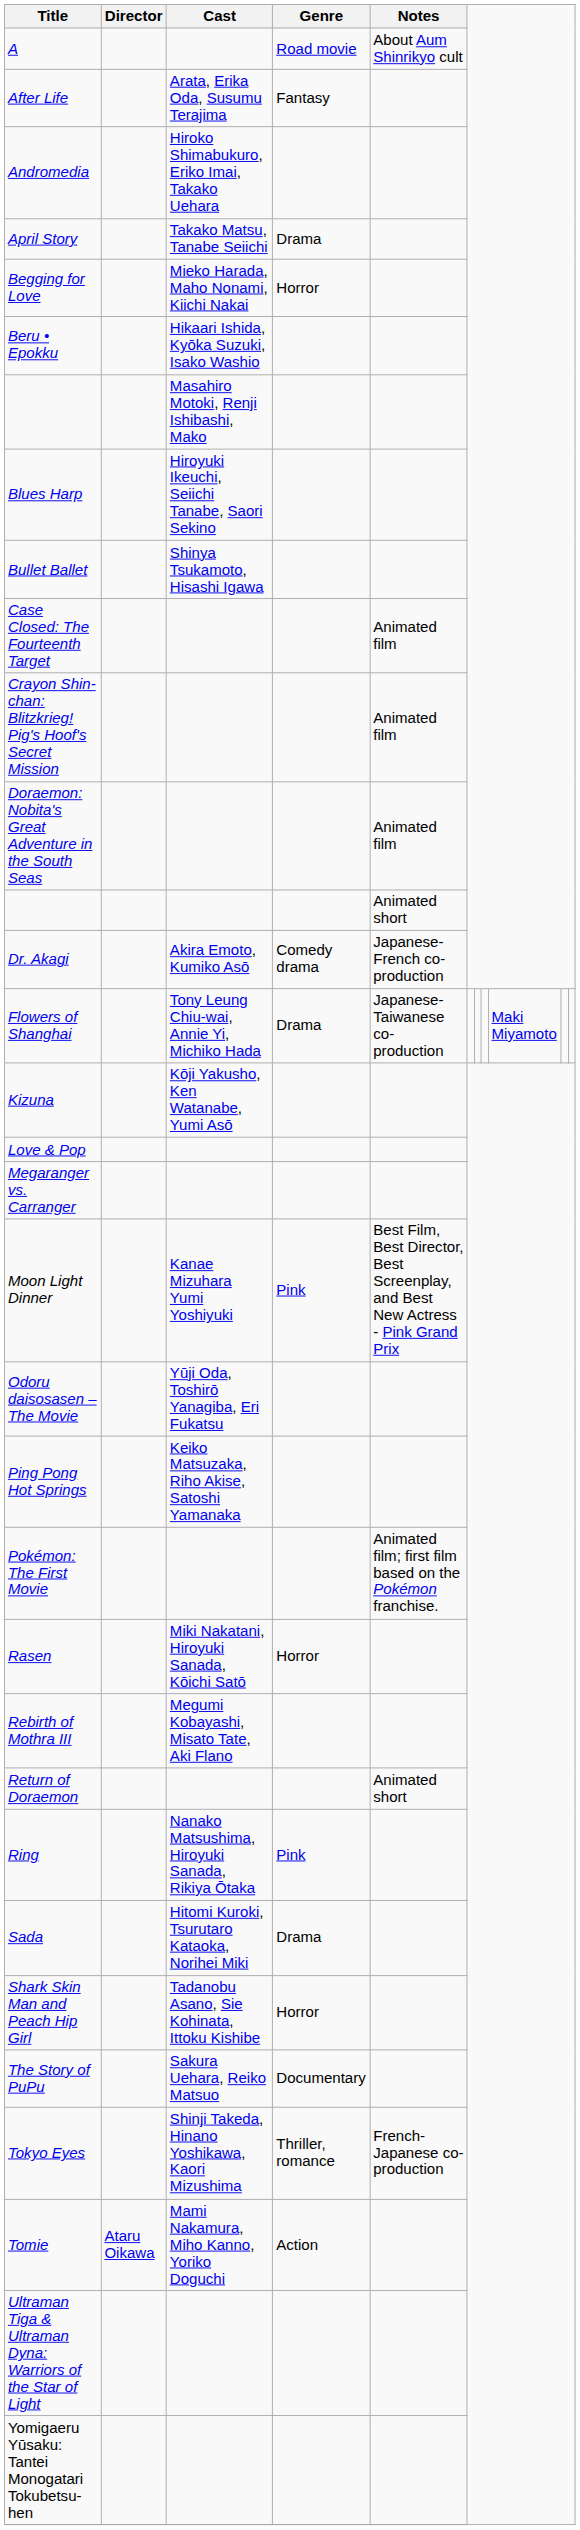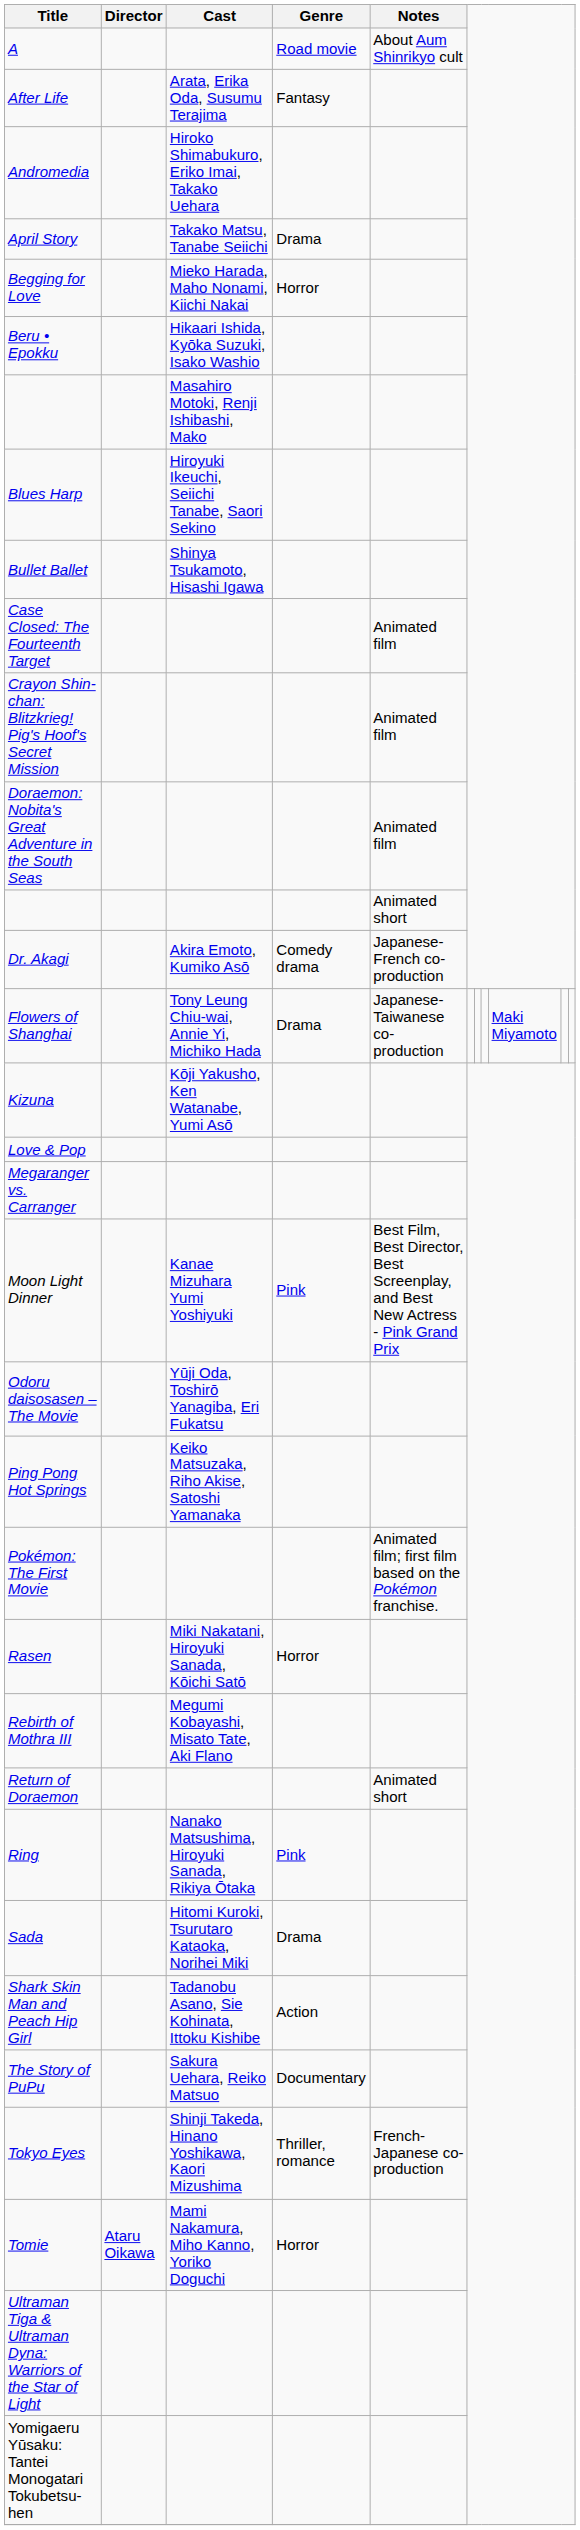(298, 2012) Horror -> (297, 2012) Action
(297, 2244) Action -> (298, 2244) Horror
